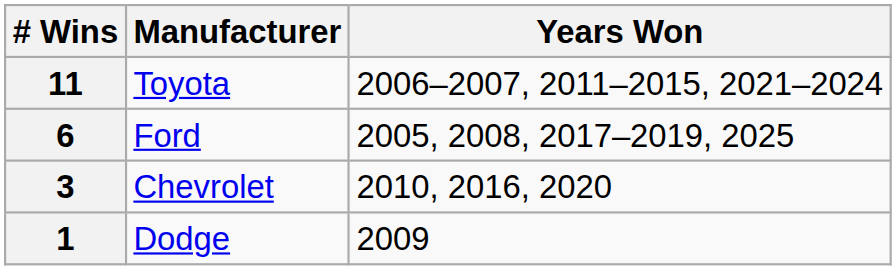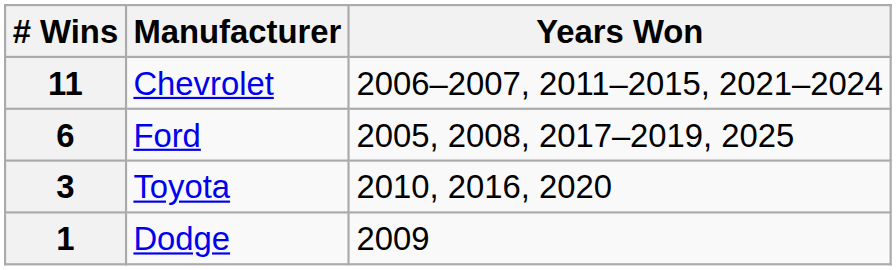(182, 83) Toyota -> (204, 83) Chevrolet
(204, 187) Chevrolet -> (182, 187) Toyota
